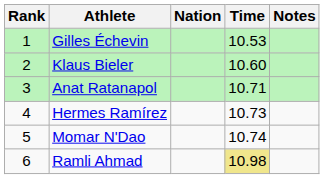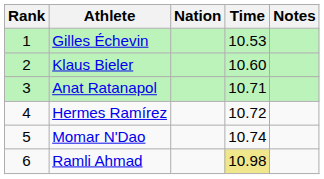(247, 112) 10.73 -> (247, 112) 10.72
